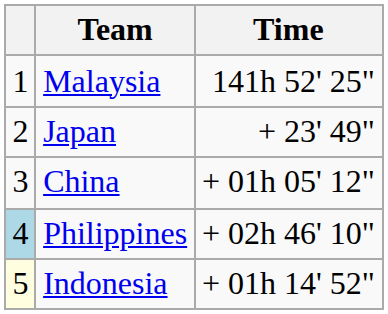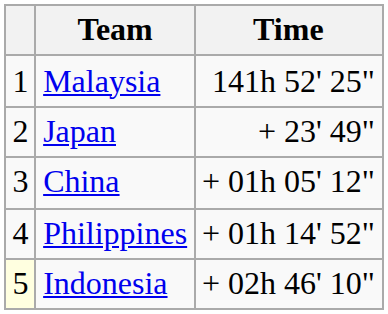(20, 232) lightblue background -> (20, 232) no background
(288, 232) + 02h 46' 10" -> (288, 232) + 01h 14' 52"
(288, 283) + 01h 14' 52" -> (288, 283) + 02h 46' 10"
